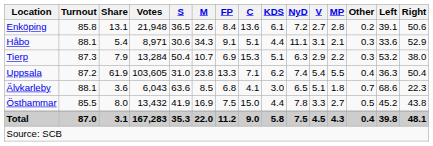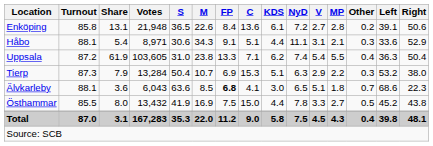rows swapped: (17, 57) <-> (24, 73)
(230, 88) normal -> (230, 88) bold
